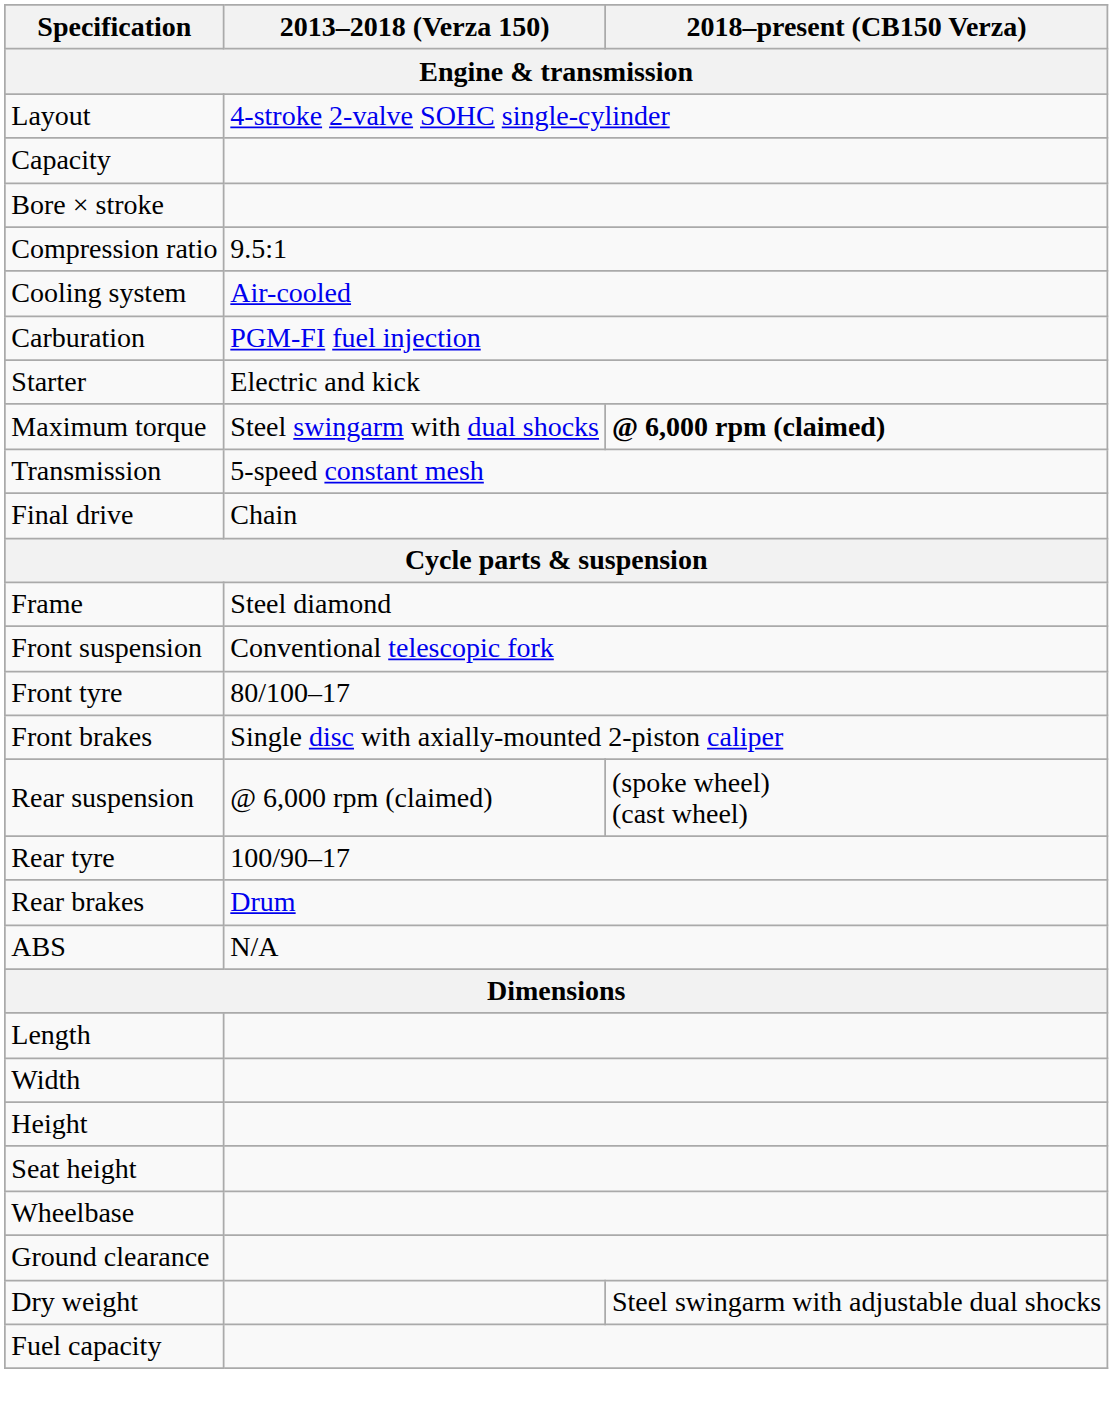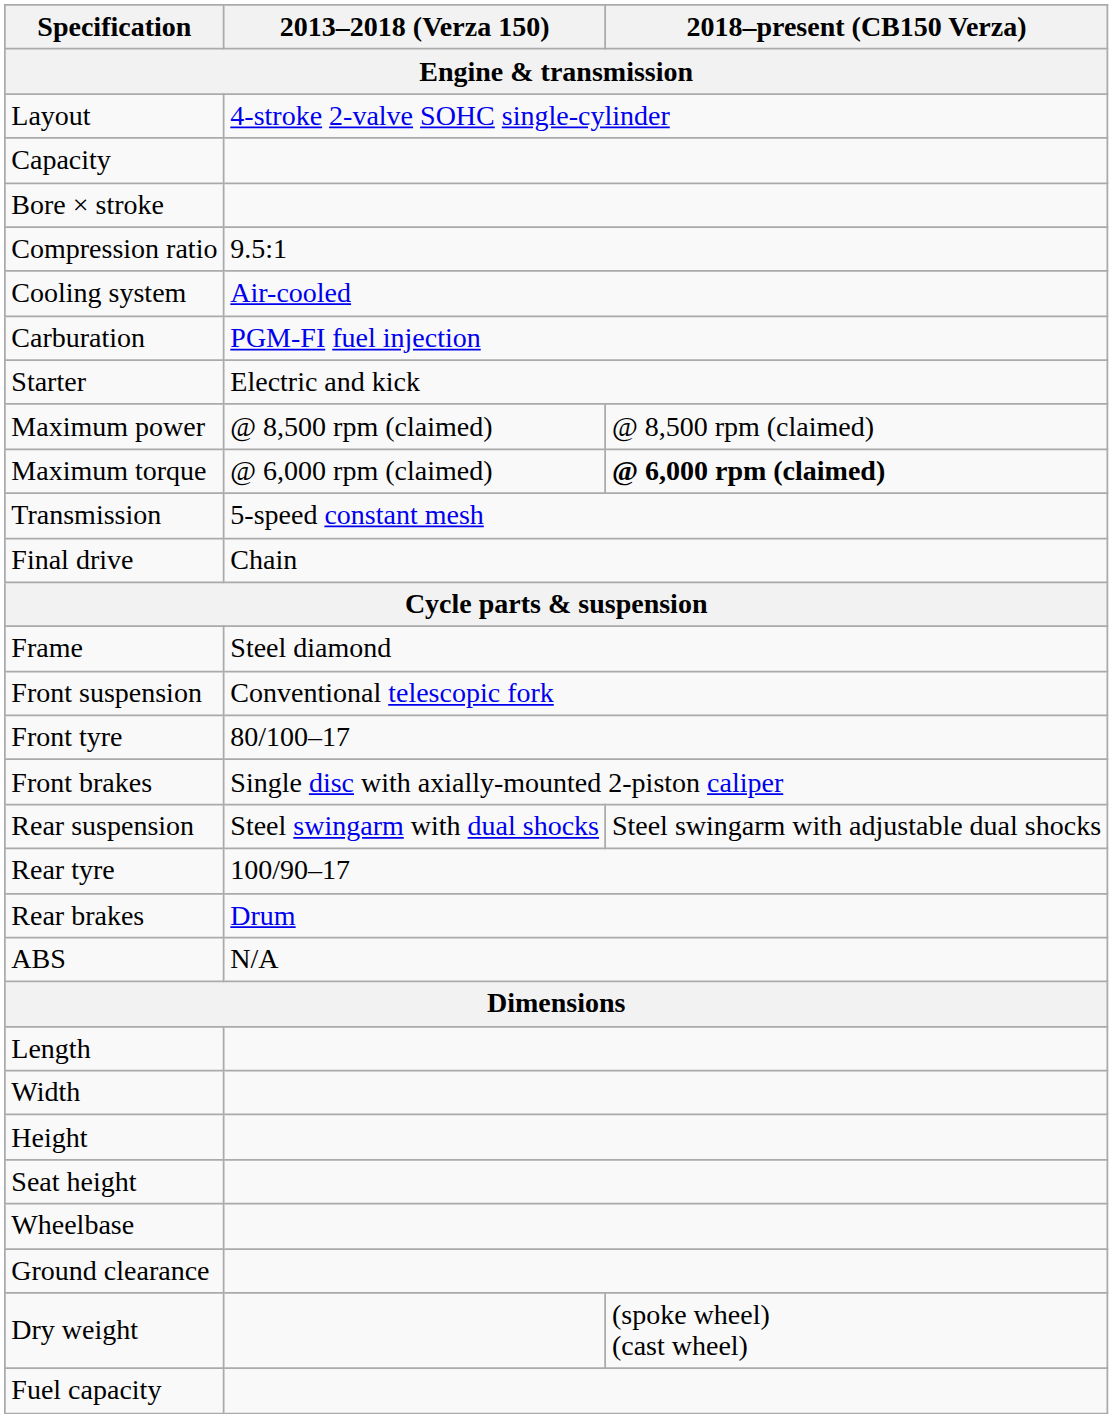+ row: (108, 426)
(415, 426) Steel swingarm with dual shocks -> (361, 470) @ 6,000 rpm (claimed)
(361, 797) @ 6,000 rpm (claimed) -> (415, 826) Steel swingarm with dual shocks
(691, 797) (spoke wheel) (cast wheel) -> (856, 826) Steel swingarm with adjustable dual shocks
(856, 1301) Steel swingarm with adjustable dual shocks -> (691, 1330) (spoke wheel) (cast wheel)
